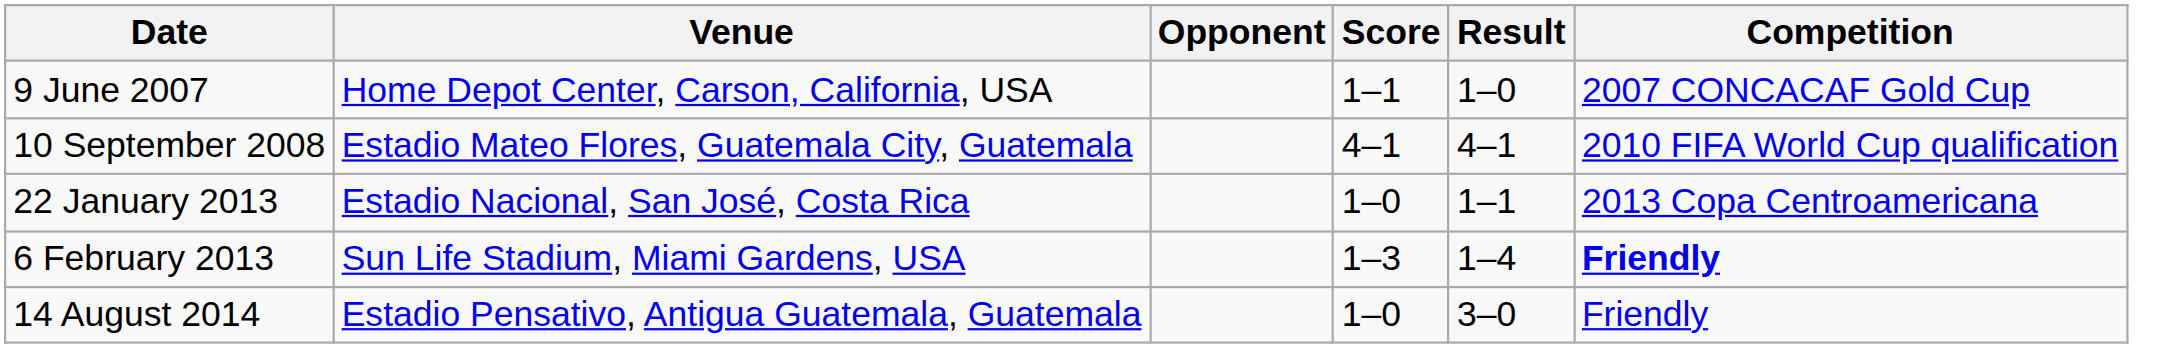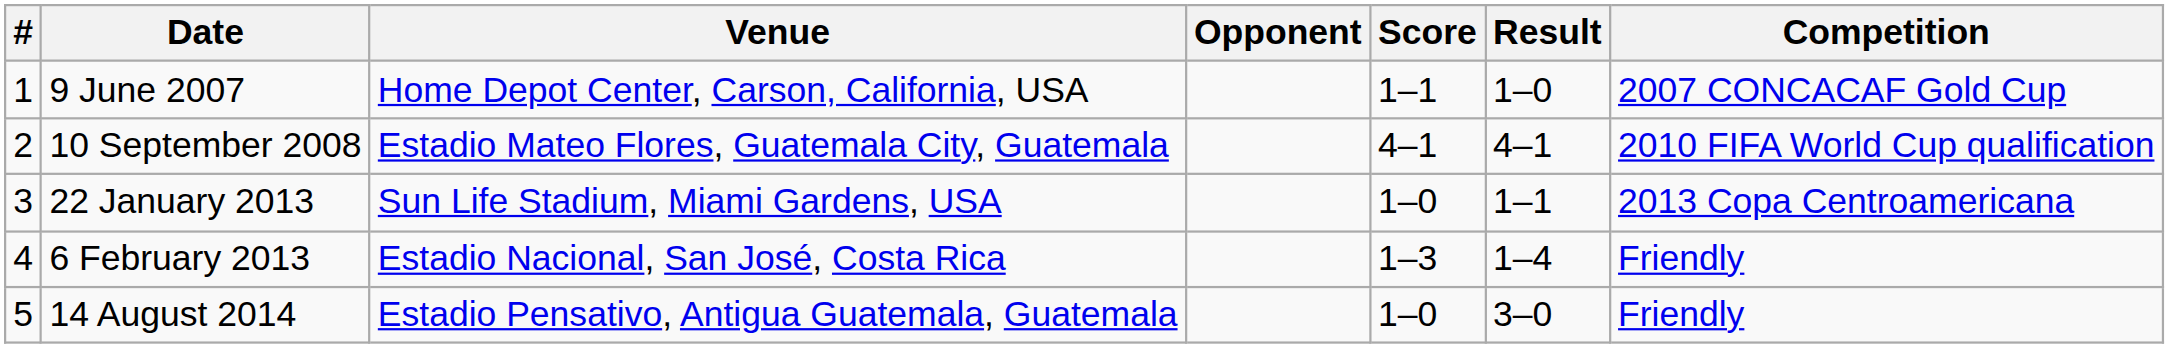+ column: (23, 32)
(656, 201) Estadio Nacional, San José, Costa Rica -> (690, 201) Sun Life Stadium, Miami Gardens, USA
(654, 257) Sun Life Stadium, Miami Gardens, USA -> (692, 257) Estadio Nacional, San José, Costa Rica
(1651, 257) bold -> (1681, 257) normal
